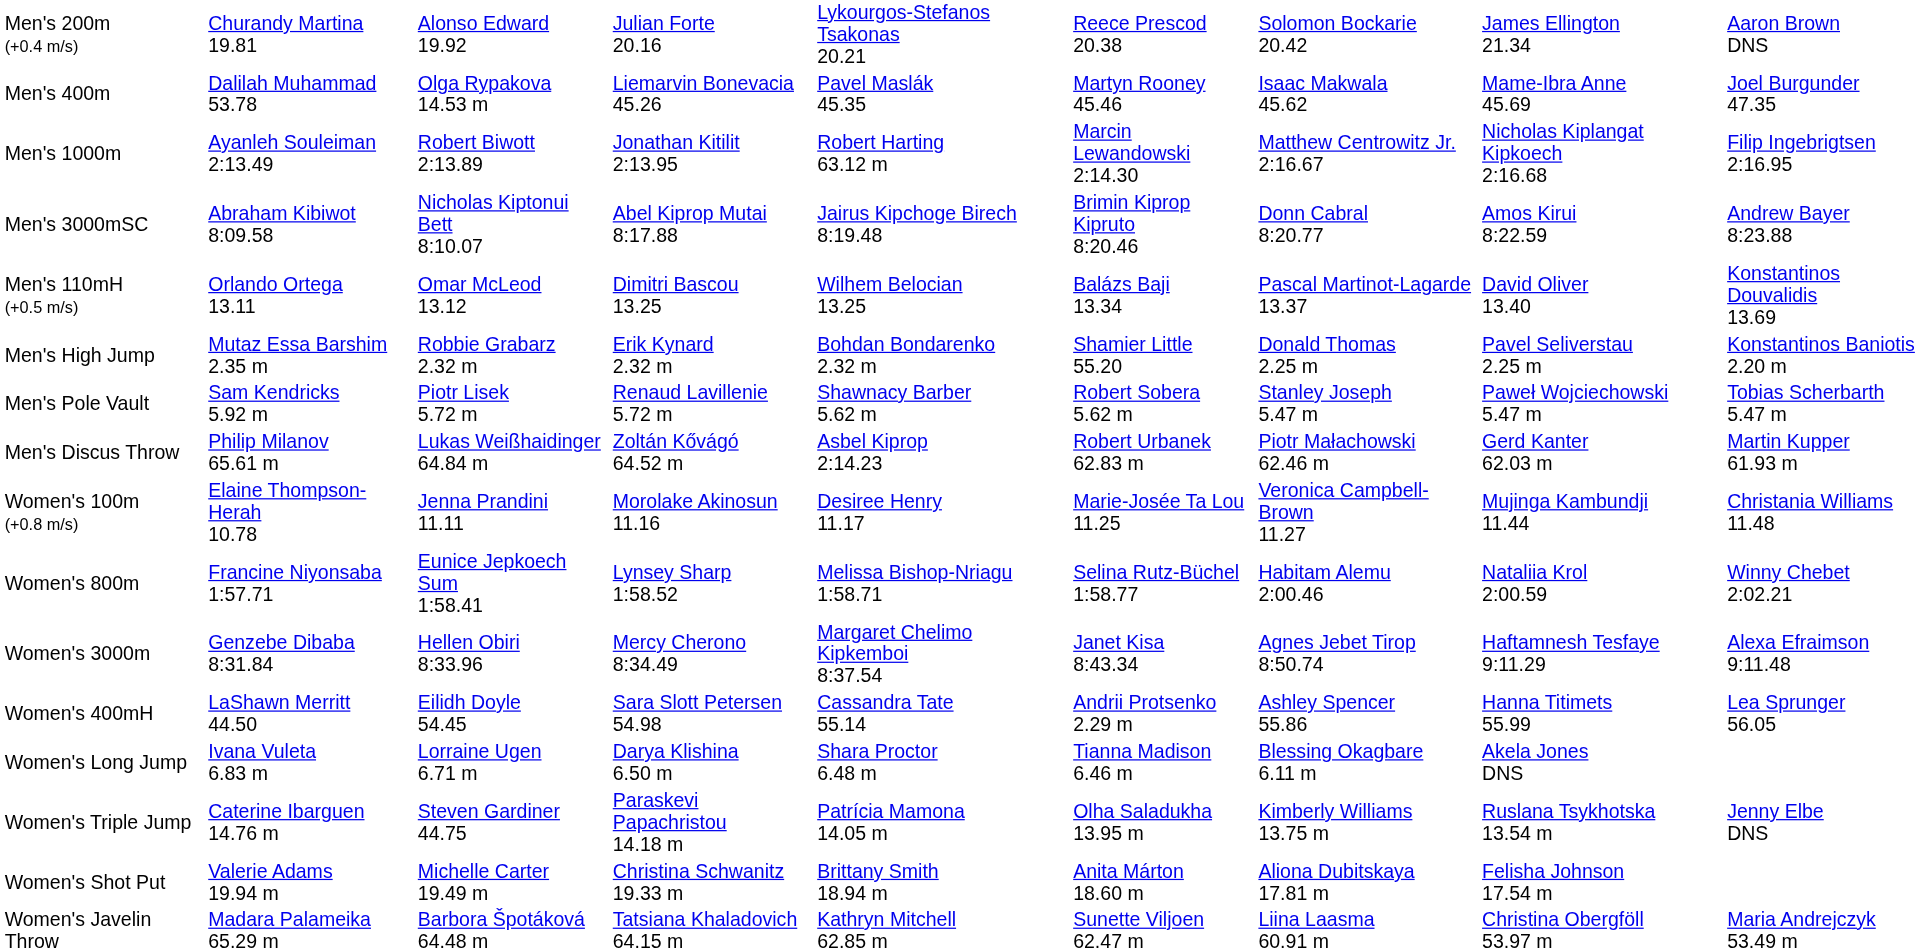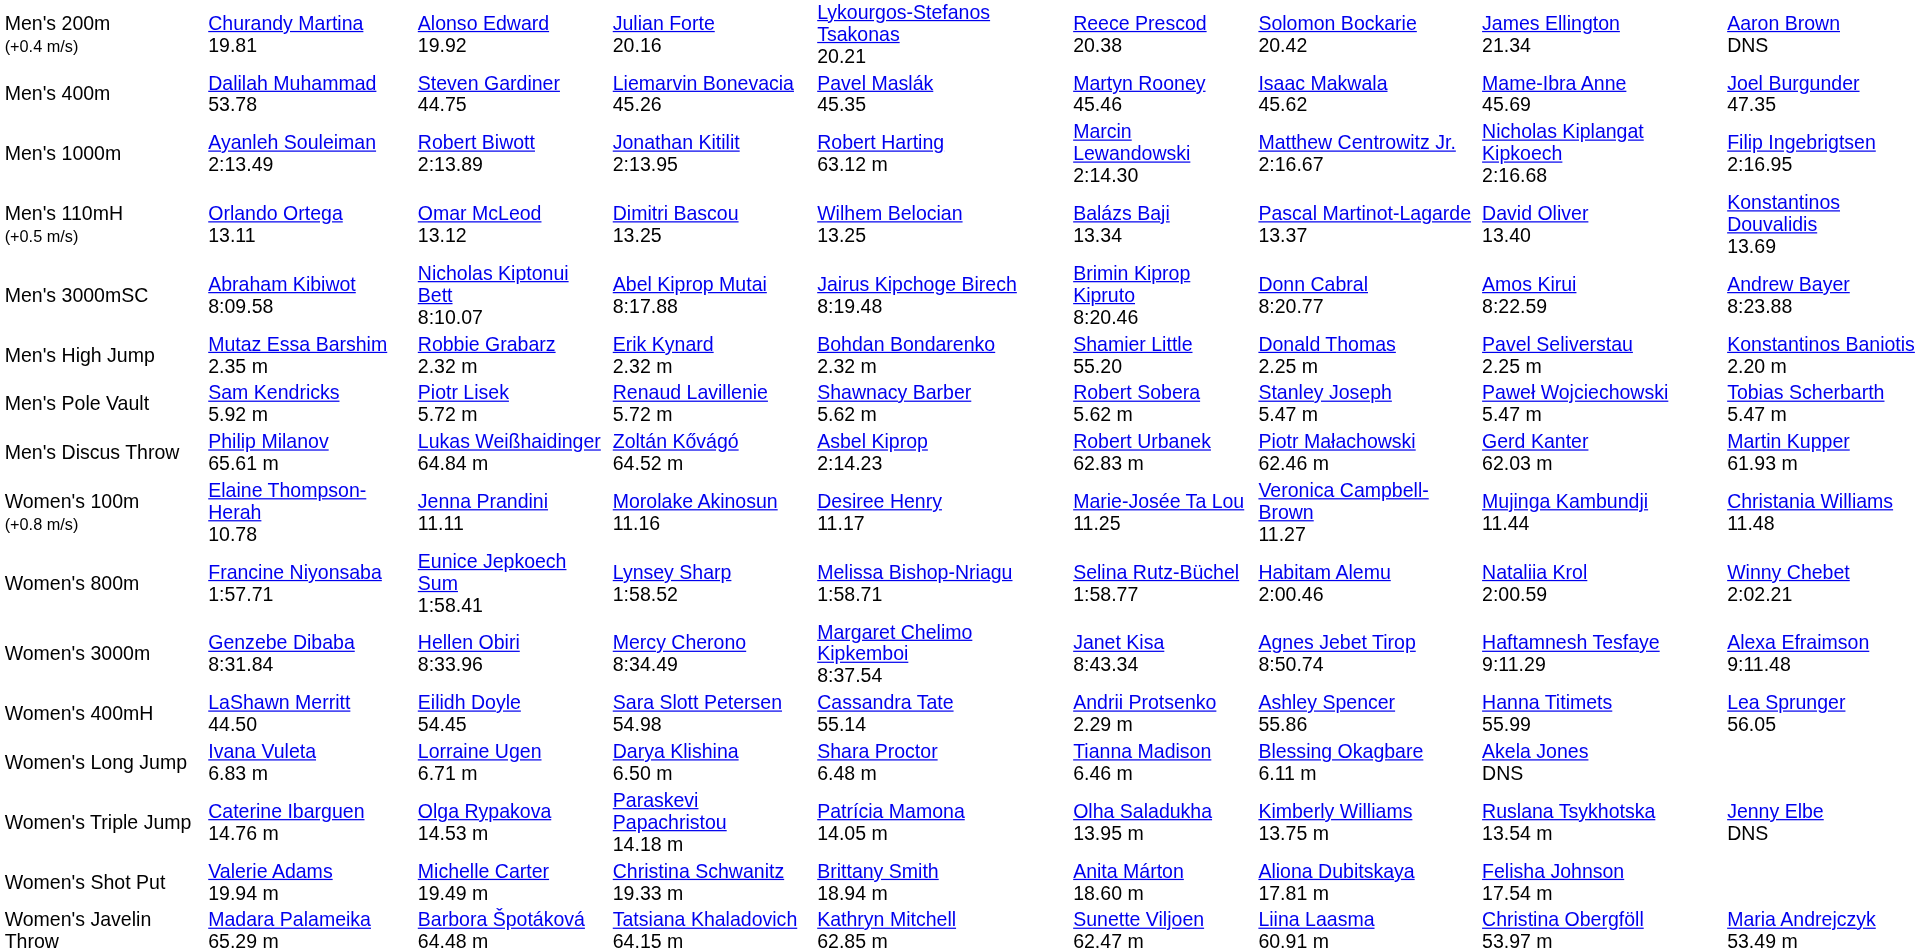(485, 94) Olga Rypakova 14.53 m -> (489, 94) Steven Gardiner 44.75
rows swapped: (64, 295) <-> (77, 224)
(489, 822) Steven Gardiner 44.75 -> (485, 822) Olga Rypakova 14.53 m
